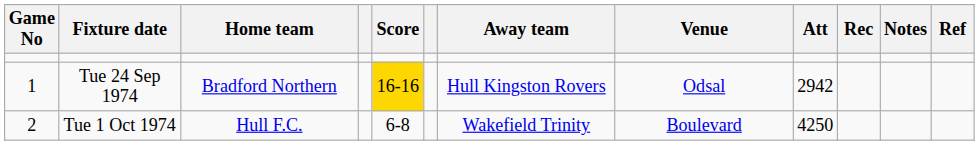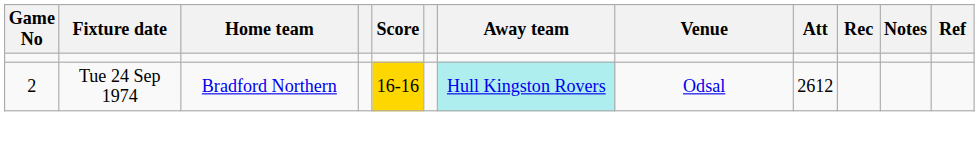(32, 86) 1 -> (32, 86) 2
(526, 86) no background -> (526, 86) paleturquoise background
(815, 86) 2942 -> (815, 86) 2612
- row: (120, 125)
